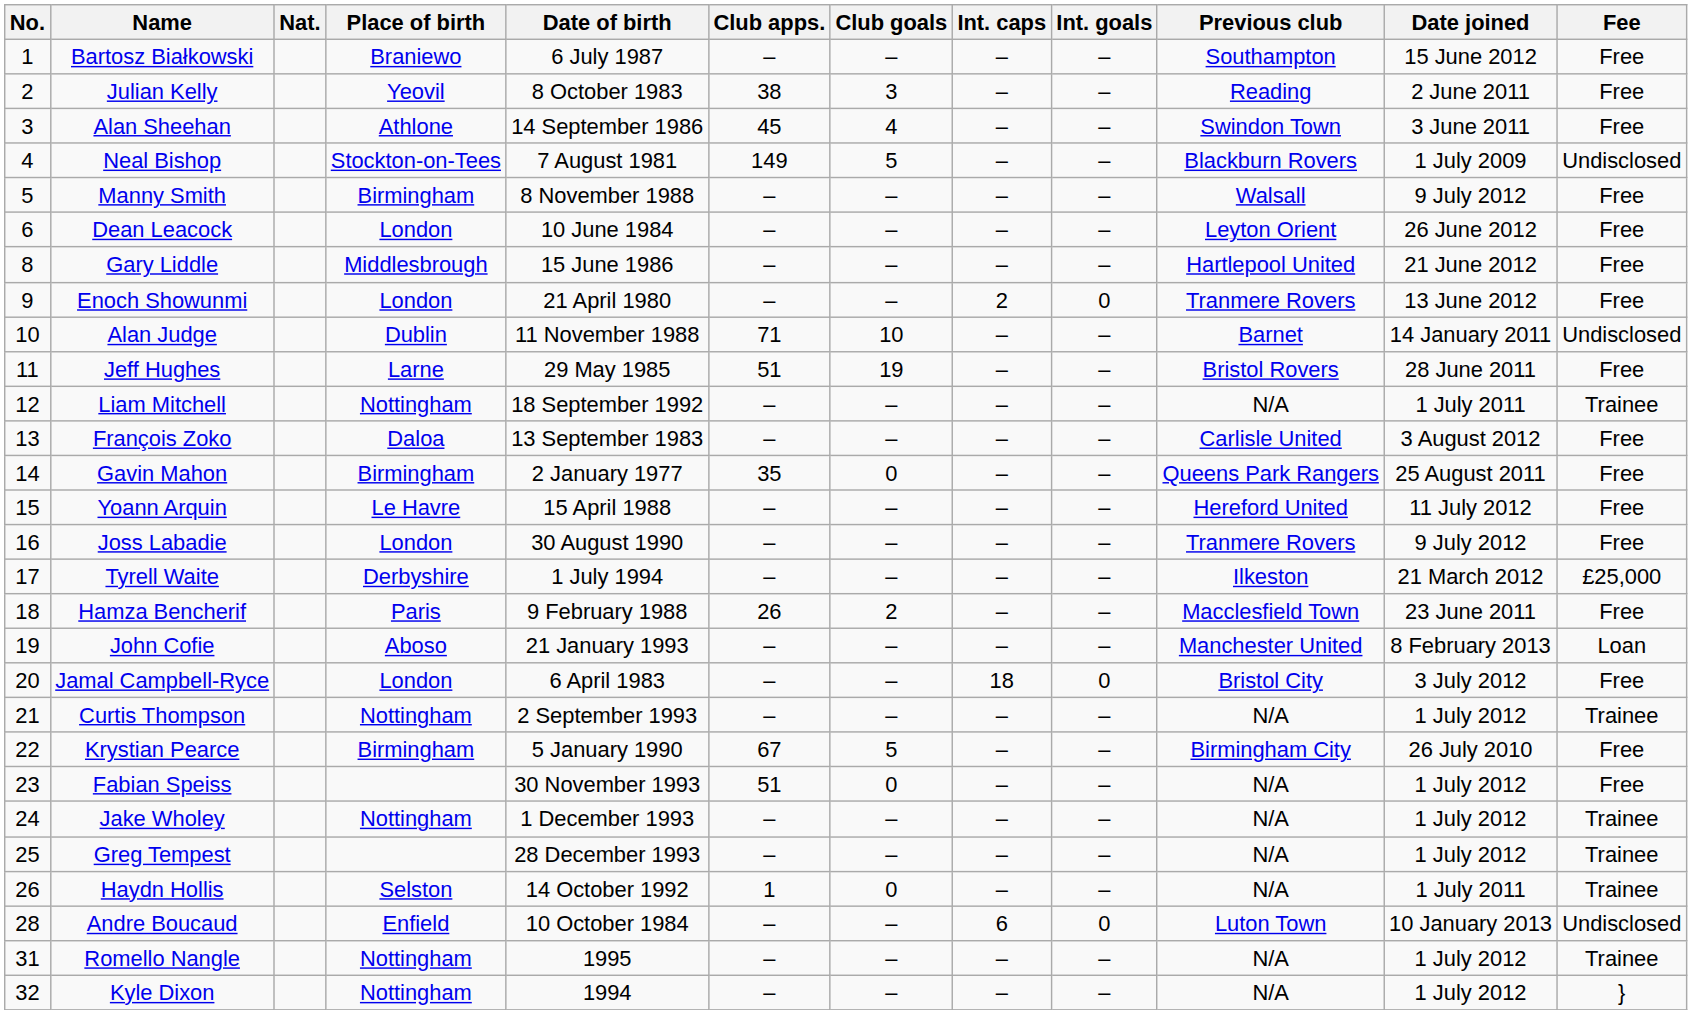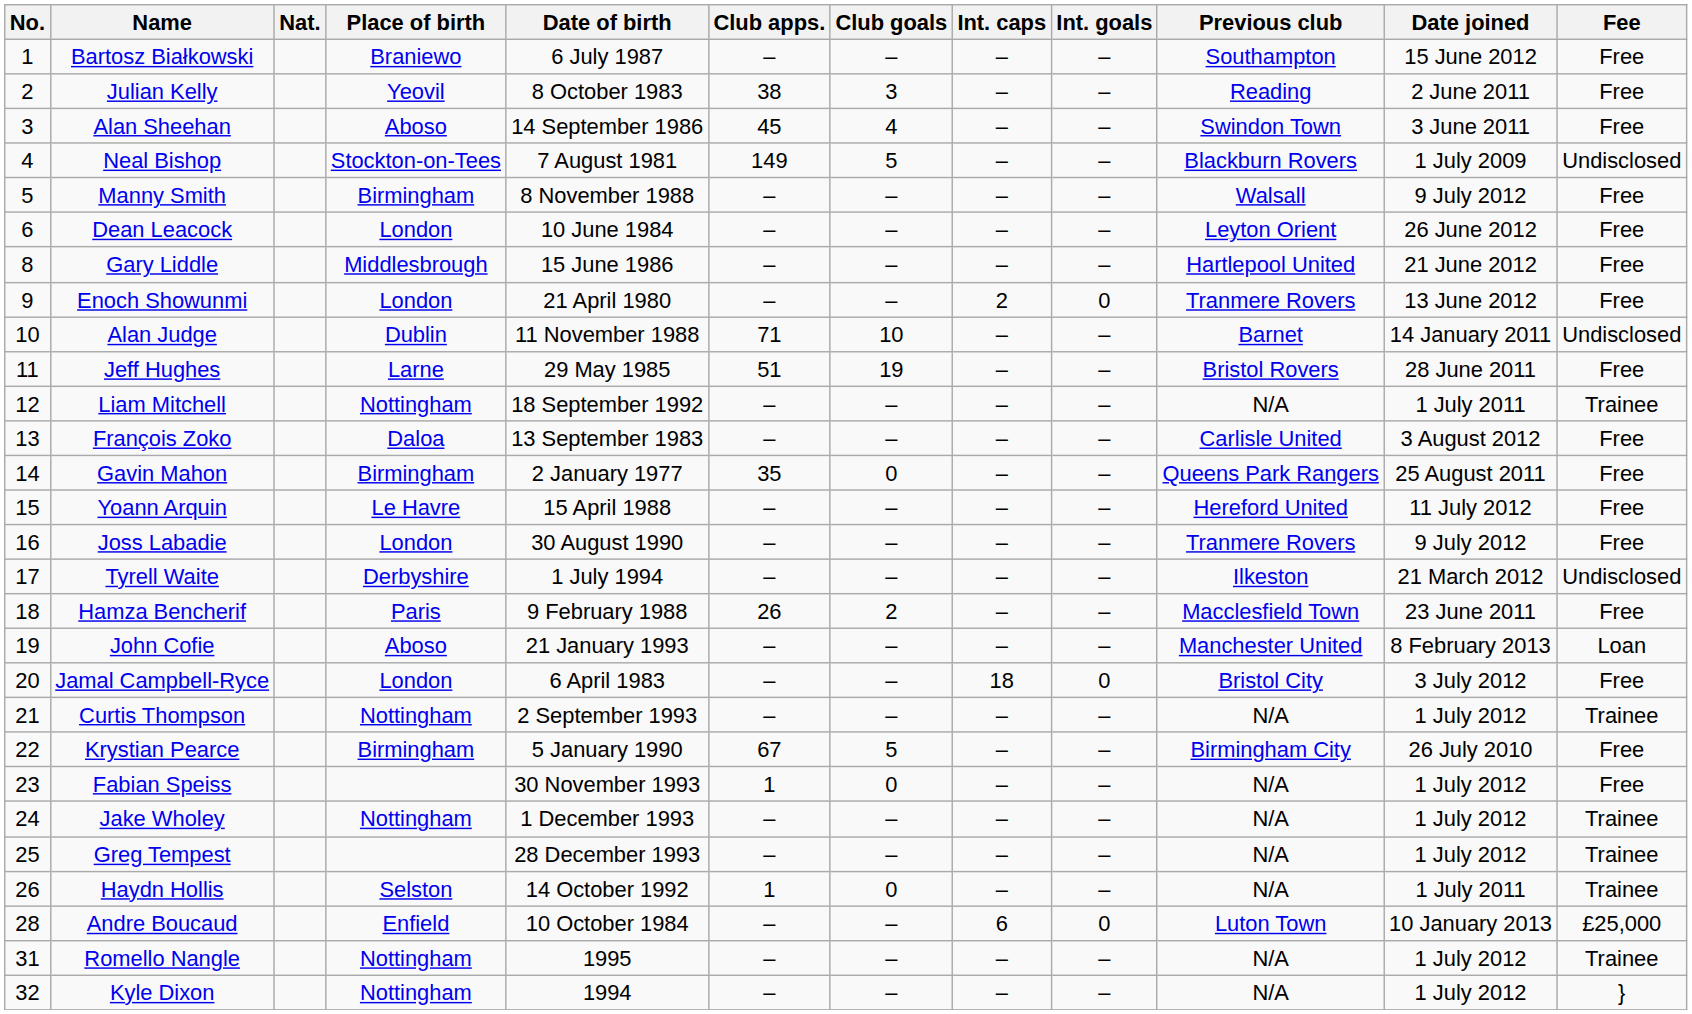(416, 126) Athlone -> (416, 126) Aboso
(1622, 577) £25,000 -> (1622, 577) Undisclosed
(769, 785) 51 -> (769, 785) 1
(1622, 923) Undisclosed -> (1622, 923) £25,000
